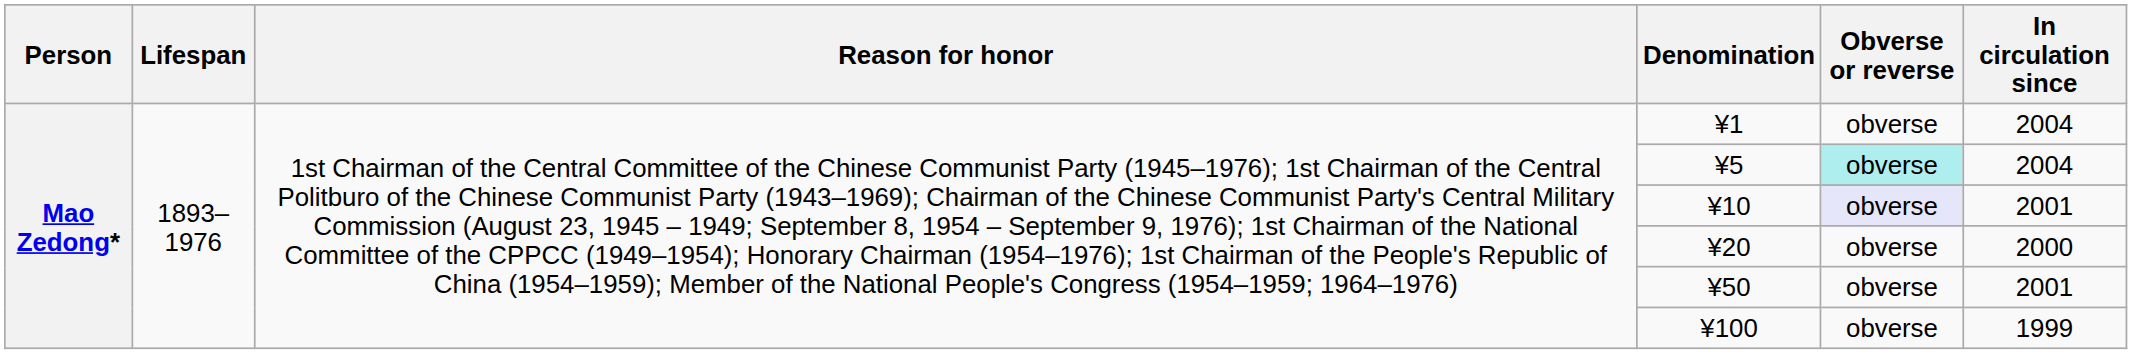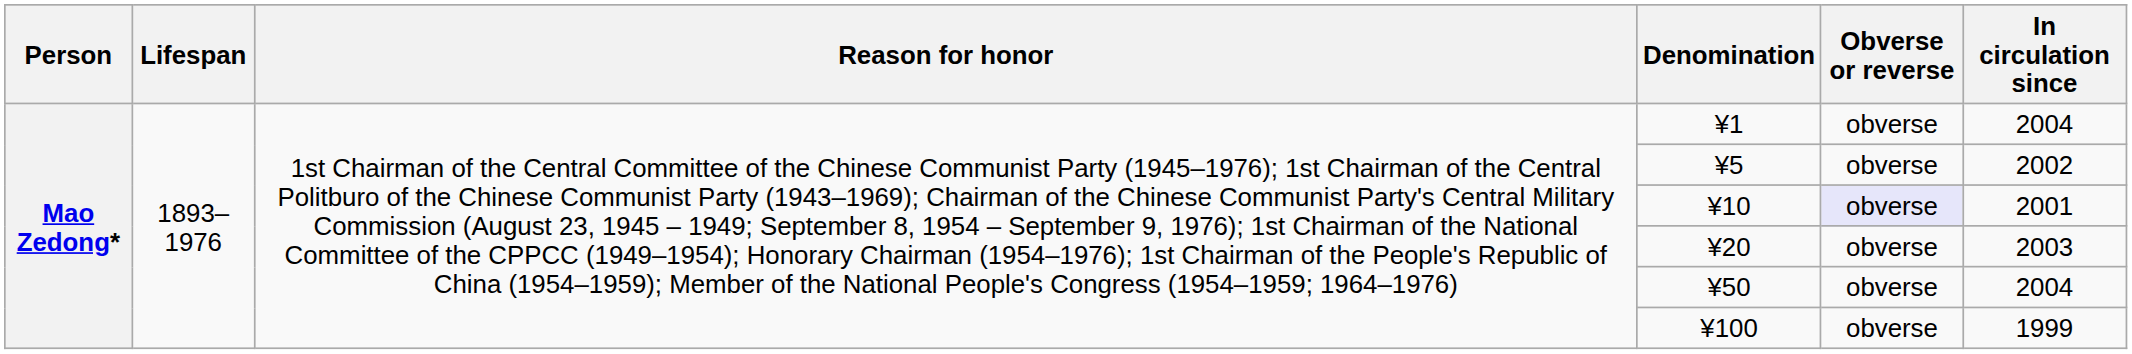(1892, 165) paleturquoise background -> (1892, 165) no background
(2044, 165) 2004 -> (2044, 165) 2002
(2044, 247) 2000 -> (2044, 247) 2003
(2044, 288) 2001 -> (2044, 288) 2004
